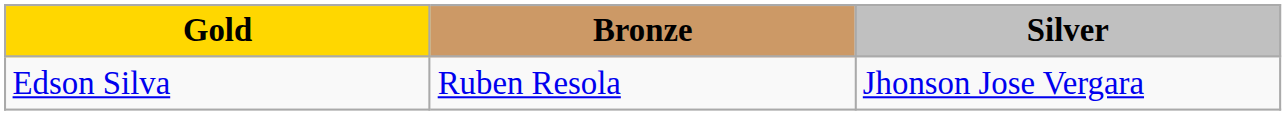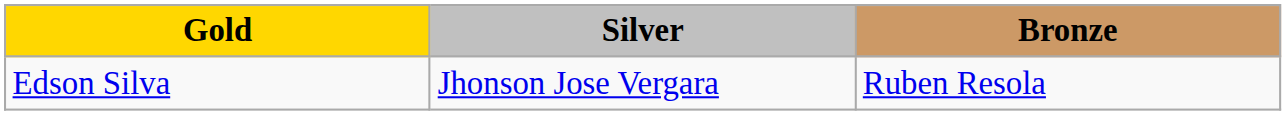columns swapped: (1068, 30) <-> (643, 30)
